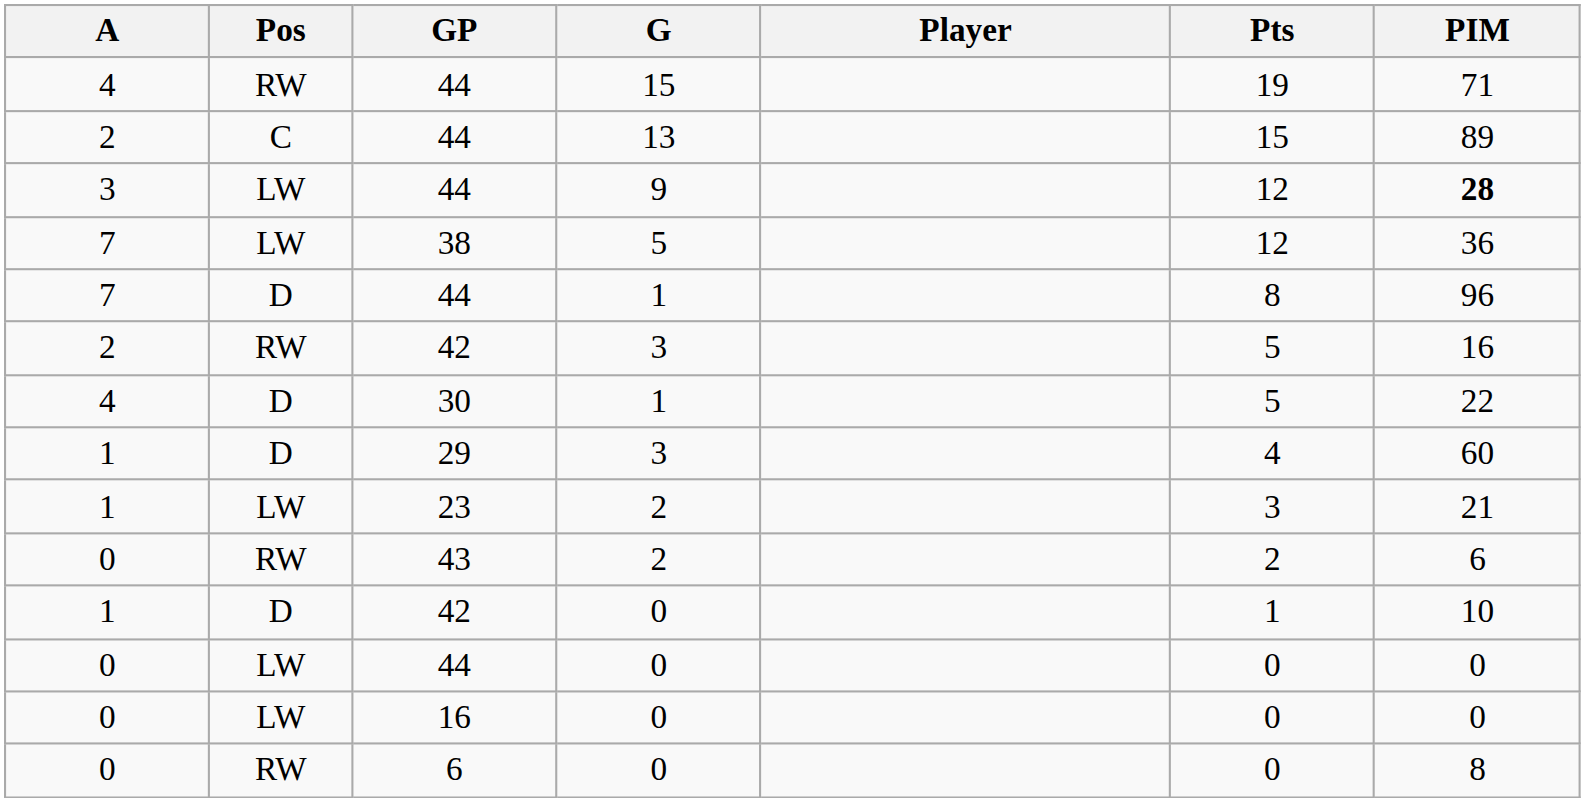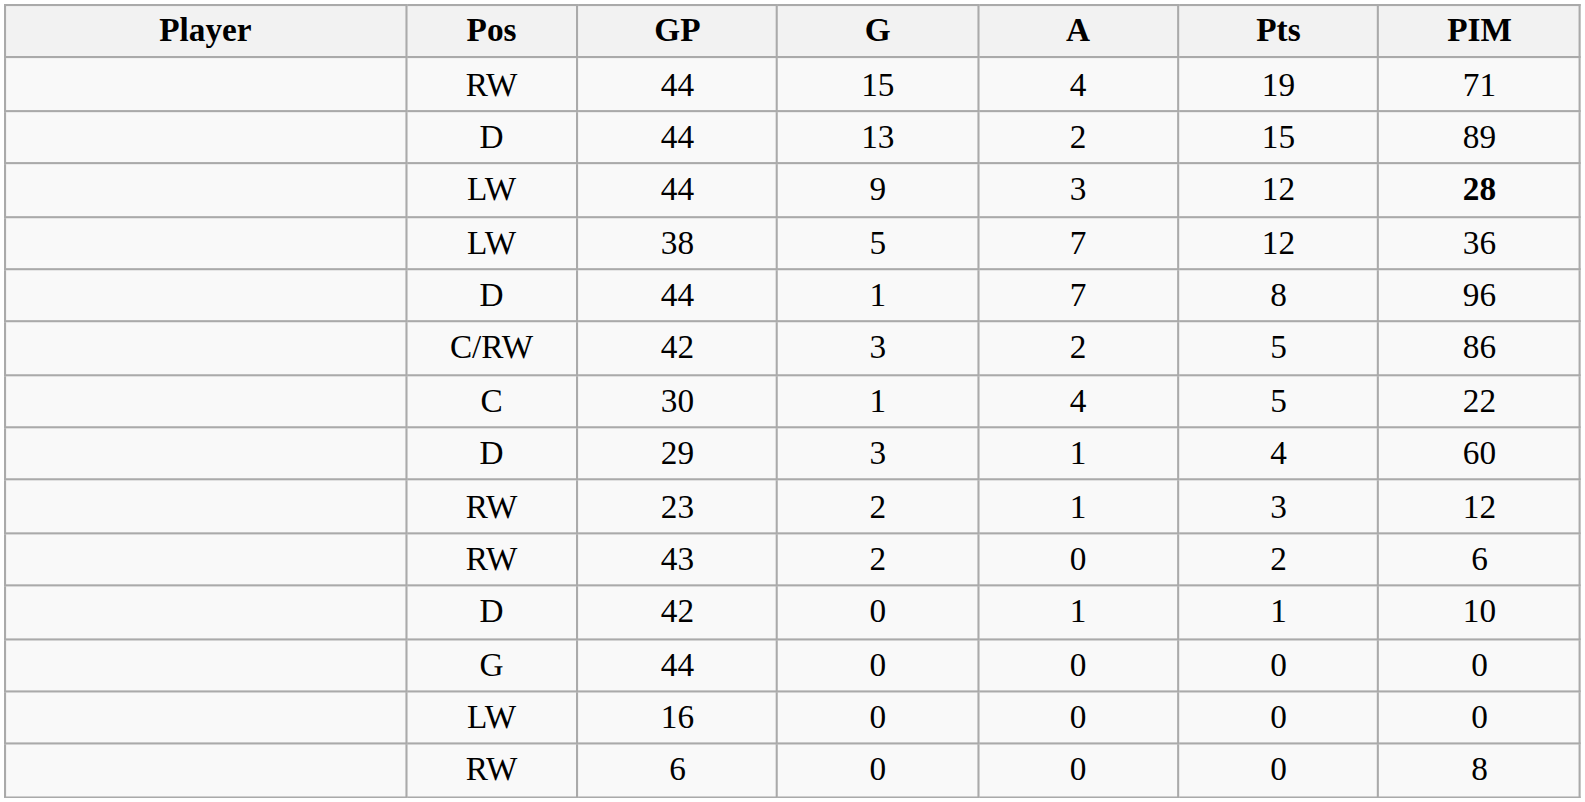columns swapped: (966, 30) <-> (107, 30)
(281, 136) C -> (492, 136) D
(281, 347) RW -> (492, 347) C/RW
(1477, 347) 16 -> (1479, 347) 86
(281, 400) D -> (492, 400) C
(281, 505) LW -> (492, 505) RW
(1477, 505) 21 -> (1479, 505) 12
(281, 664) LW -> (492, 664) G
